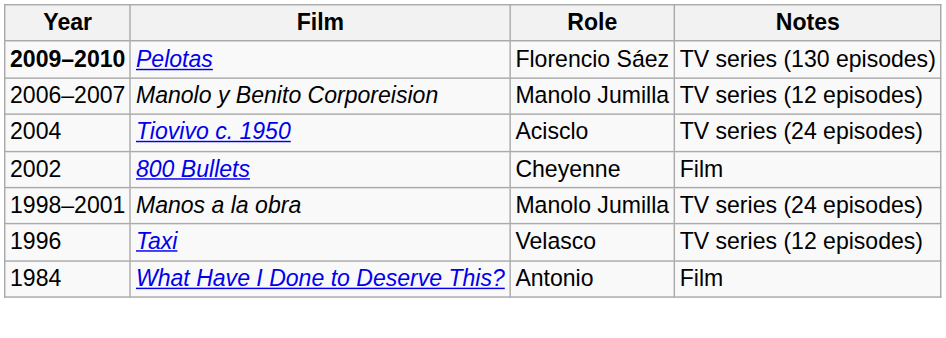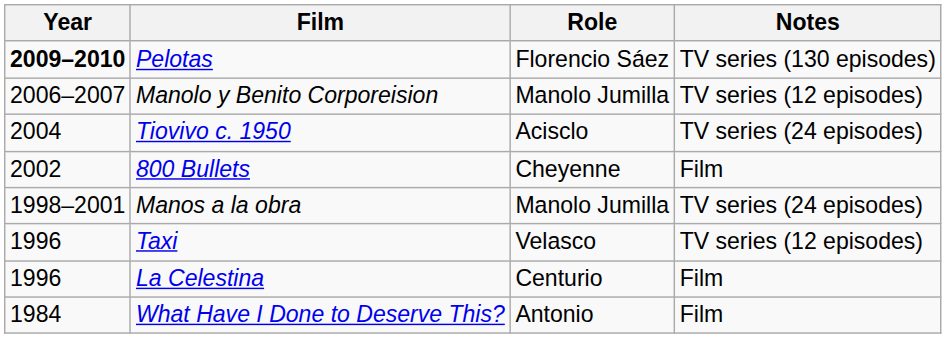+ row: (200, 278)
